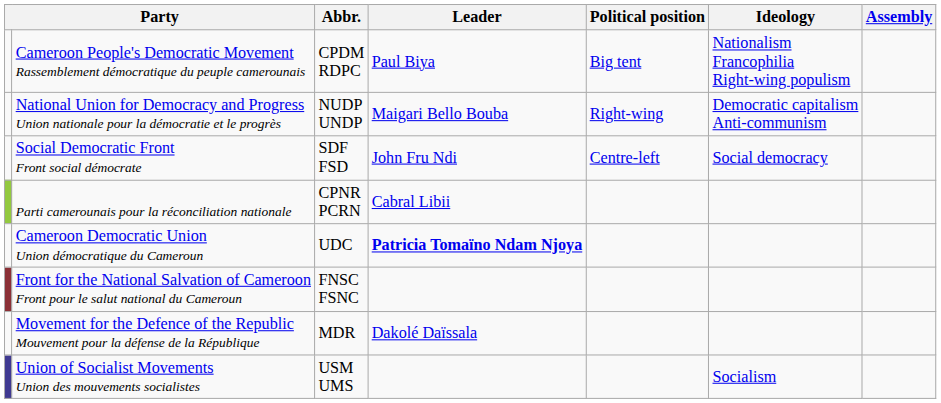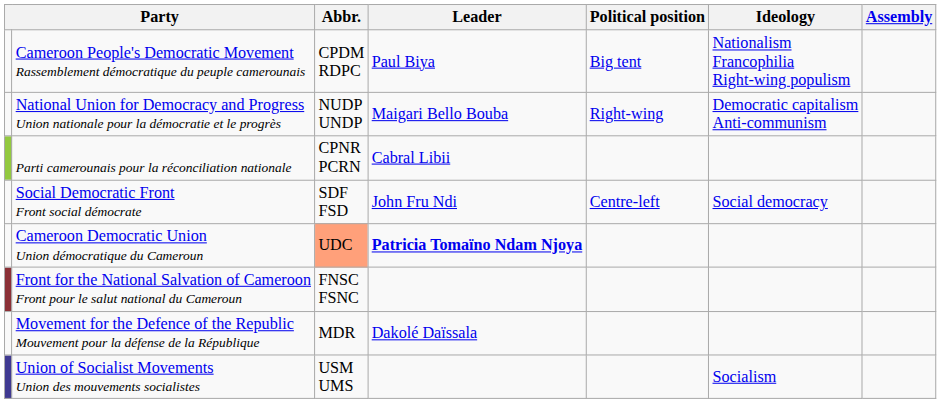rows swapped: (95, 157) <-> (154, 211)
(336, 245) no background -> (336, 245) lightsalmon background
